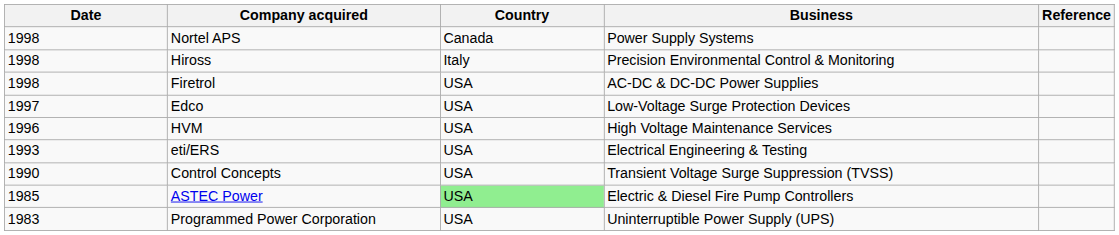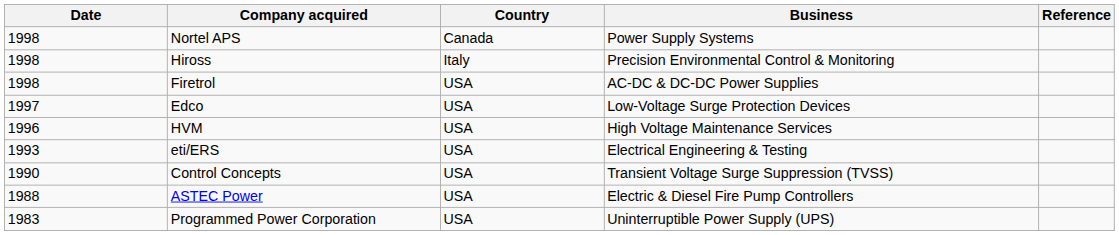(24, 196) 1985 -> (24, 196) 1988
(458, 196) lightgreen background -> (458, 196) no background
